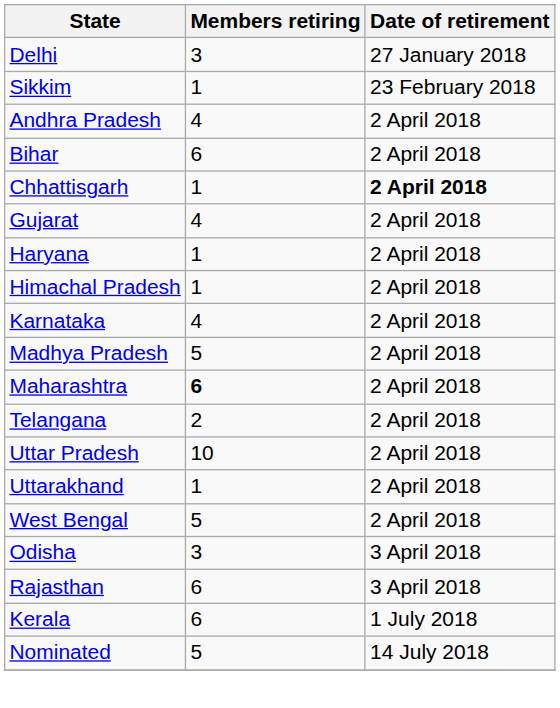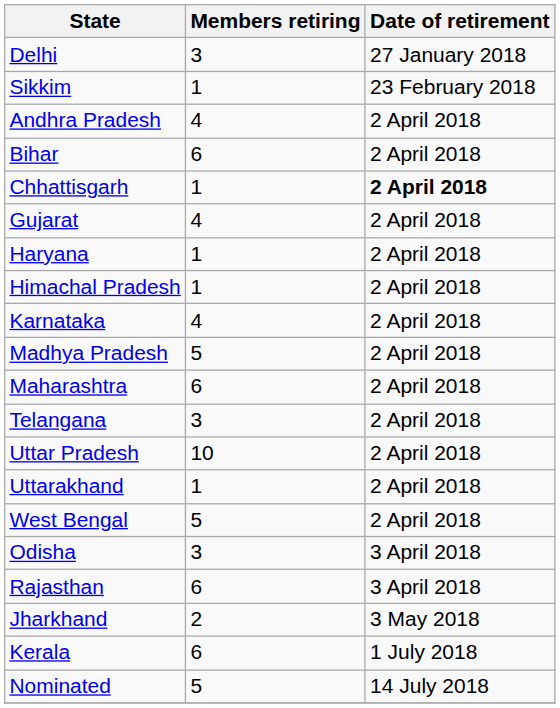(196, 386) bold -> (196, 386) normal
(196, 420) 2 -> (196, 420) 3
+ row: (58, 619)
